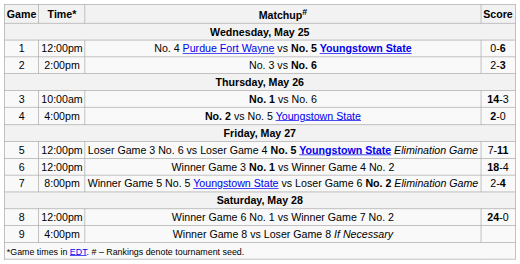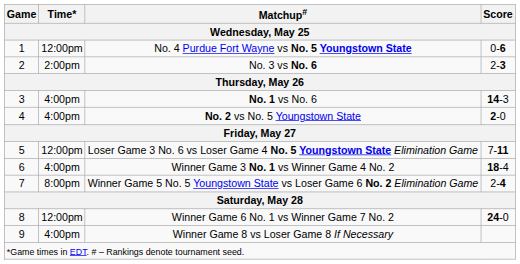(62, 99) 10:00am -> (62, 99) 4:00pm
(62, 167) 12:00pm -> (62, 167) 4:00pm
